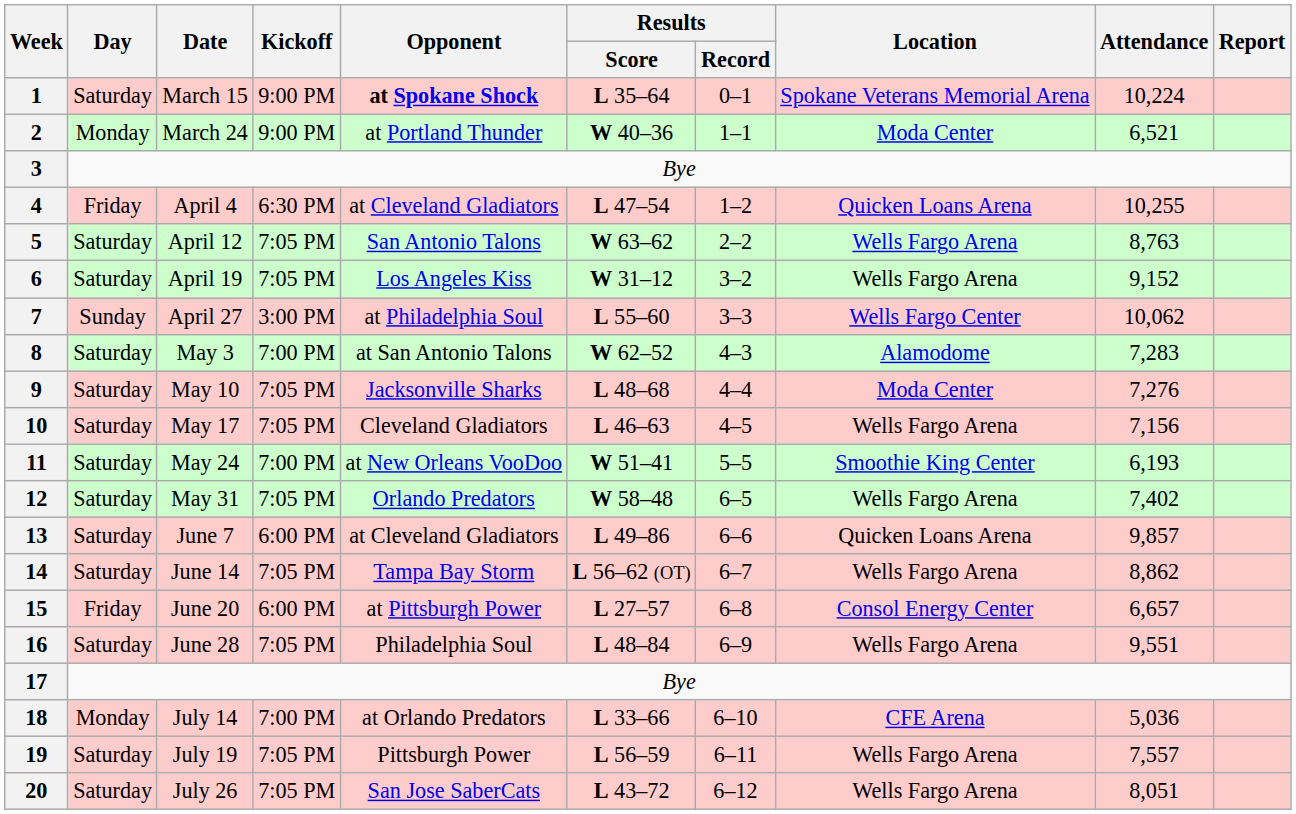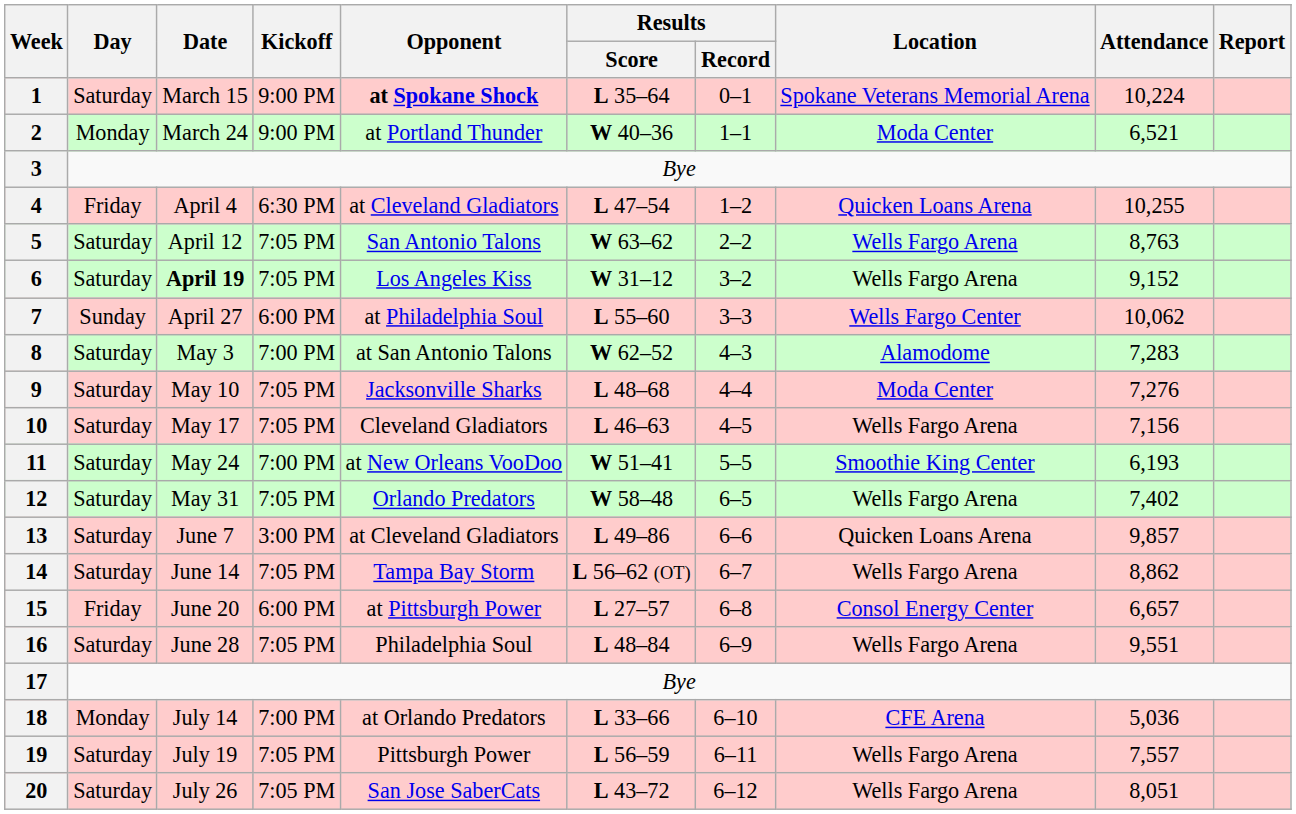(205, 279) normal -> (205, 279) bold
(297, 315) 3:00 PM -> (297, 315) 6:00 PM
(297, 535) 6:00 PM -> (297, 535) 3:00 PM
